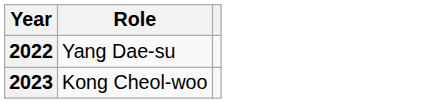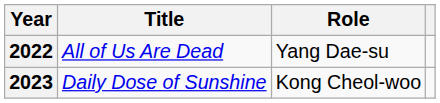+ column: (164, 20)
